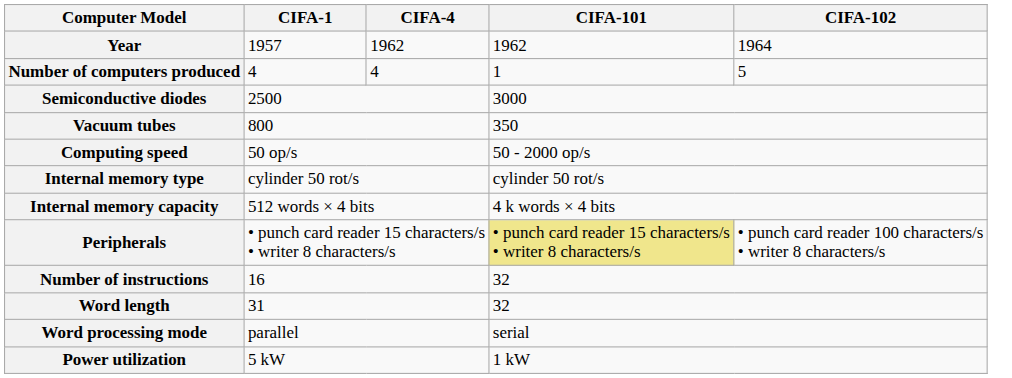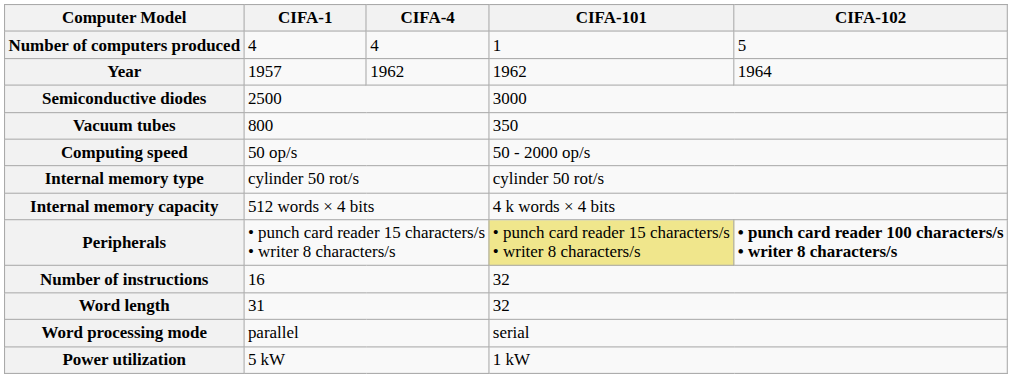rows swapped: (124, 44) <-> (124, 71)
(861, 242) normal -> (871, 242) bold
